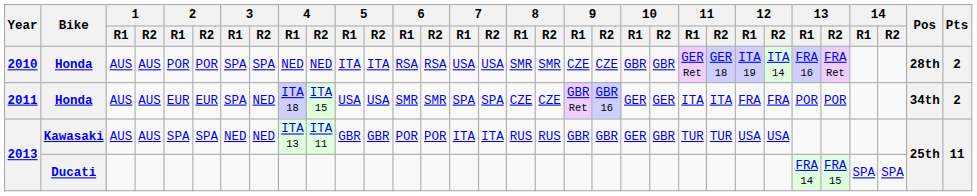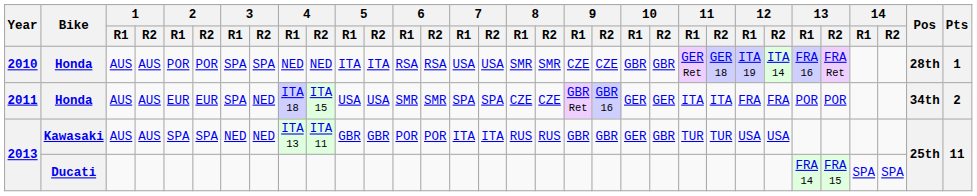(957, 64) 2 -> (957, 64) 1
